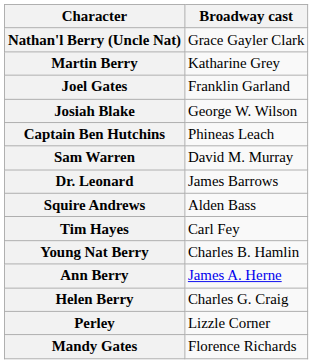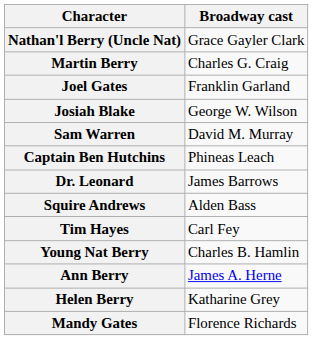(234, 63) Katharine Grey -> (238, 63) Charles G. Craig
rows swapped: (94, 157) <-> (94, 134)
(238, 299) Charles G. Craig -> (234, 299) Katharine Grey
- row: (94, 323)
